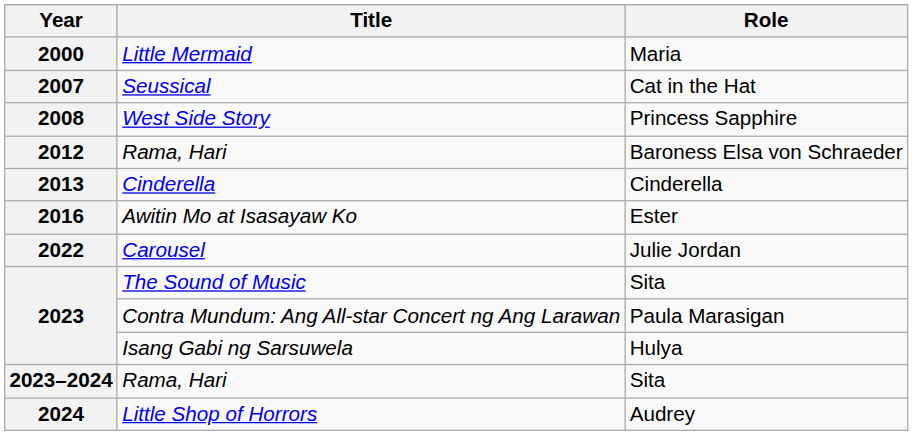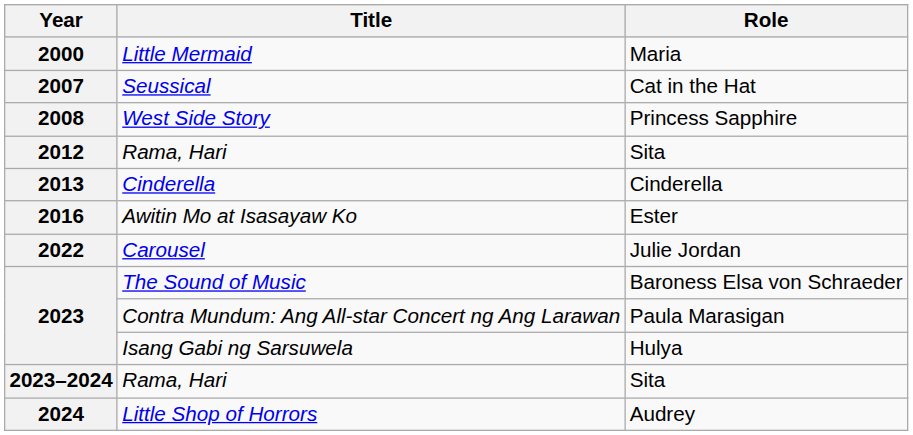(766, 151) Baroness Elsa von Schraeder -> (647, 151) Sita
(647, 282) Sita -> (766, 282) Baroness Elsa von Schraeder
